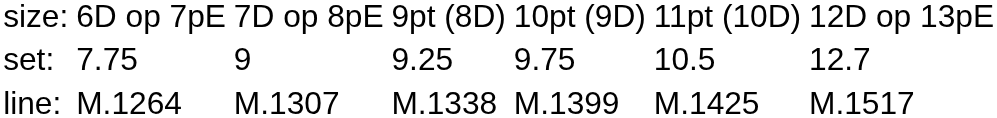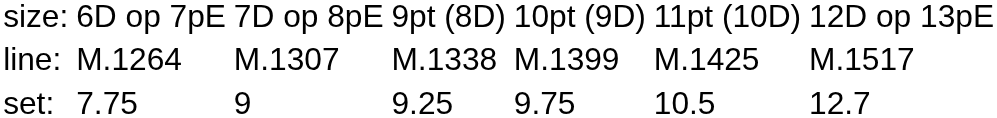rows swapped: (29, 59) <-> (32, 103)
